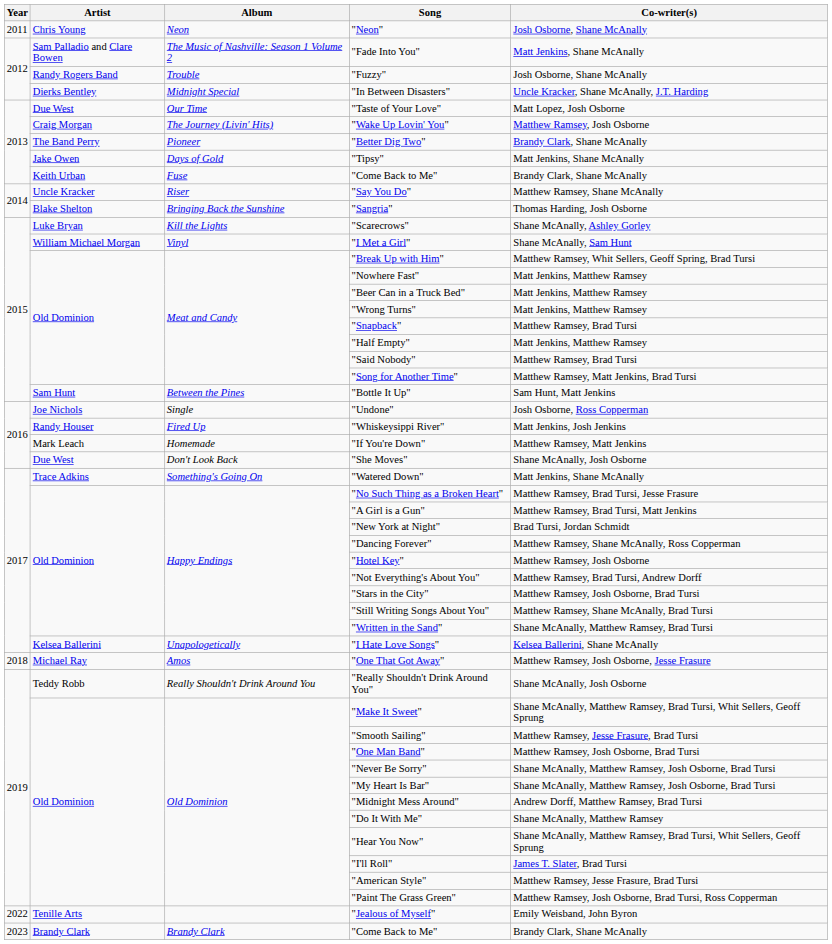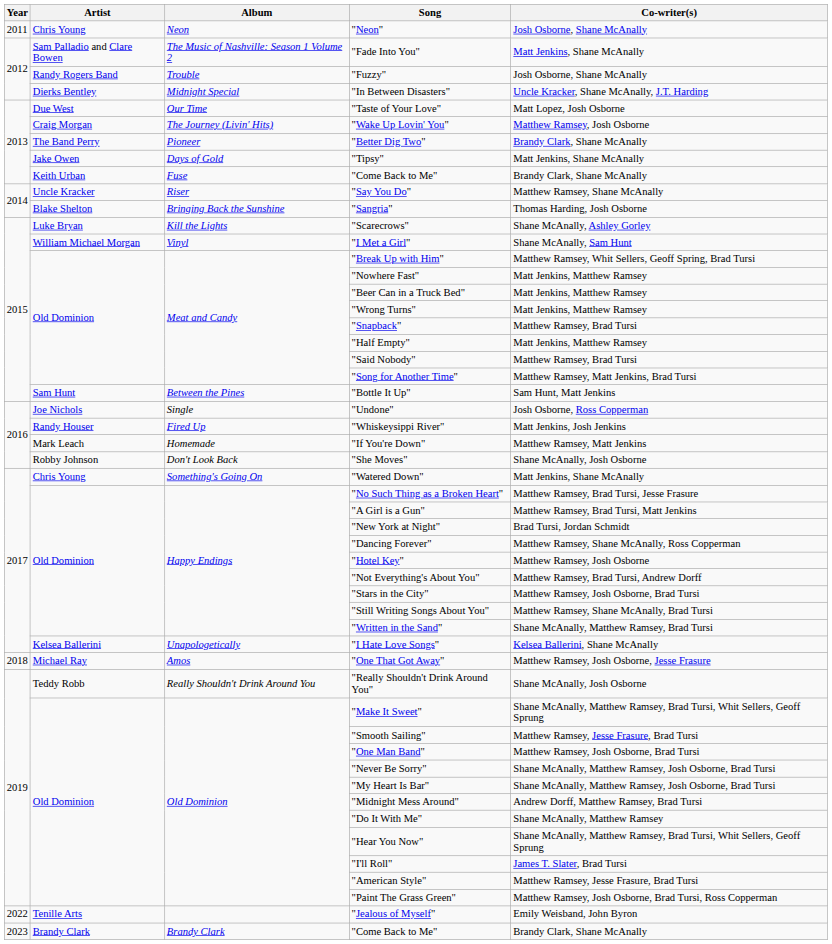(53, 460) Due West -> (65, 460) Robby Johnson
(61, 476) Trace Adkins -> (59, 476) Chris Young
